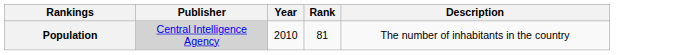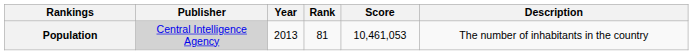+ column: (380, 12)
(286, 35) 2010 -> (286, 35) 2013
